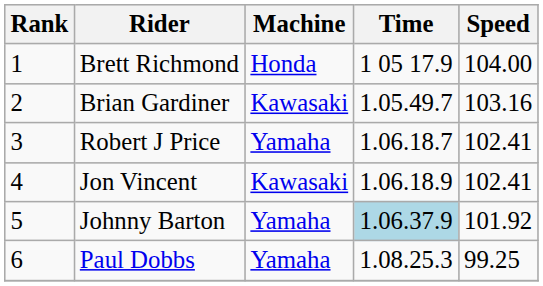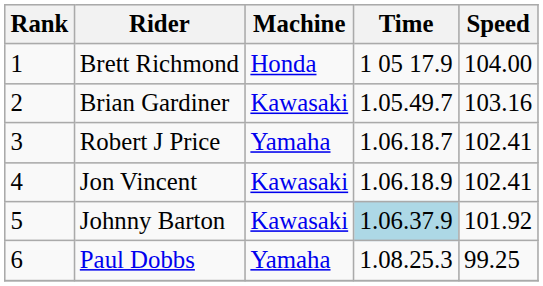(290, 220) Yamaha -> (299, 220) Kawasaki
